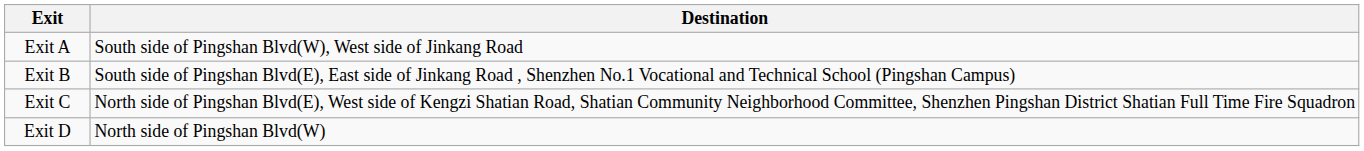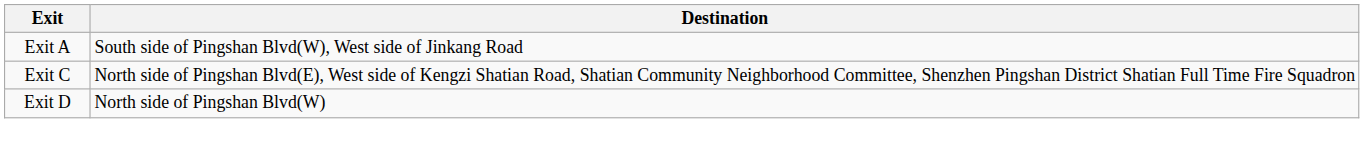- row: (47, 74)
